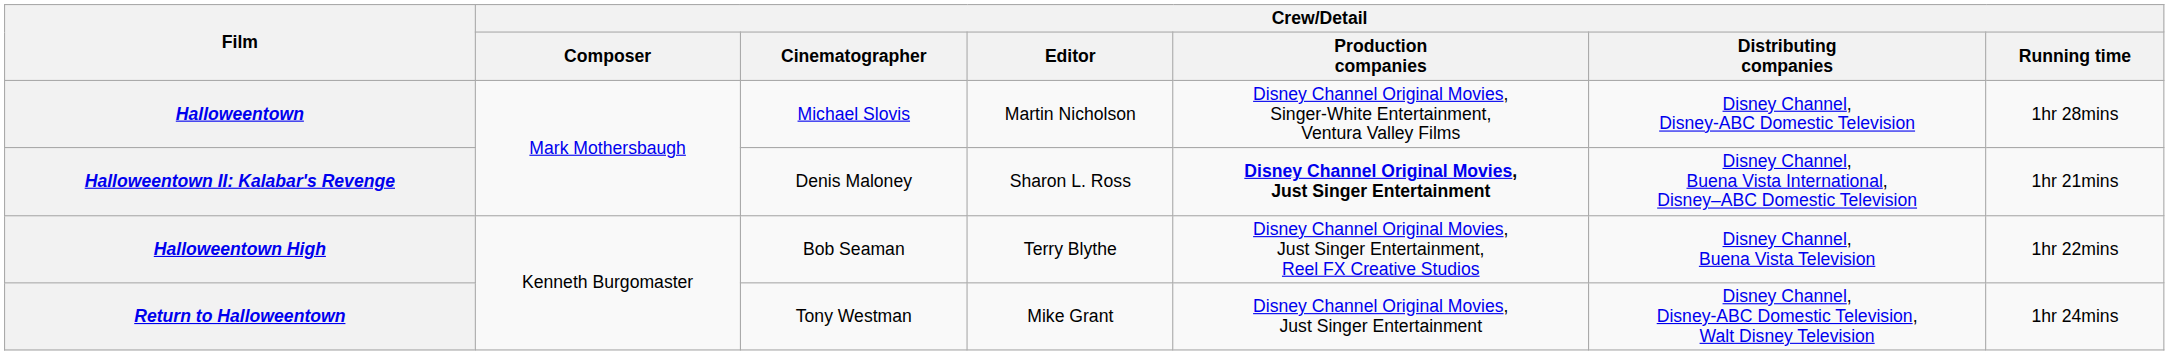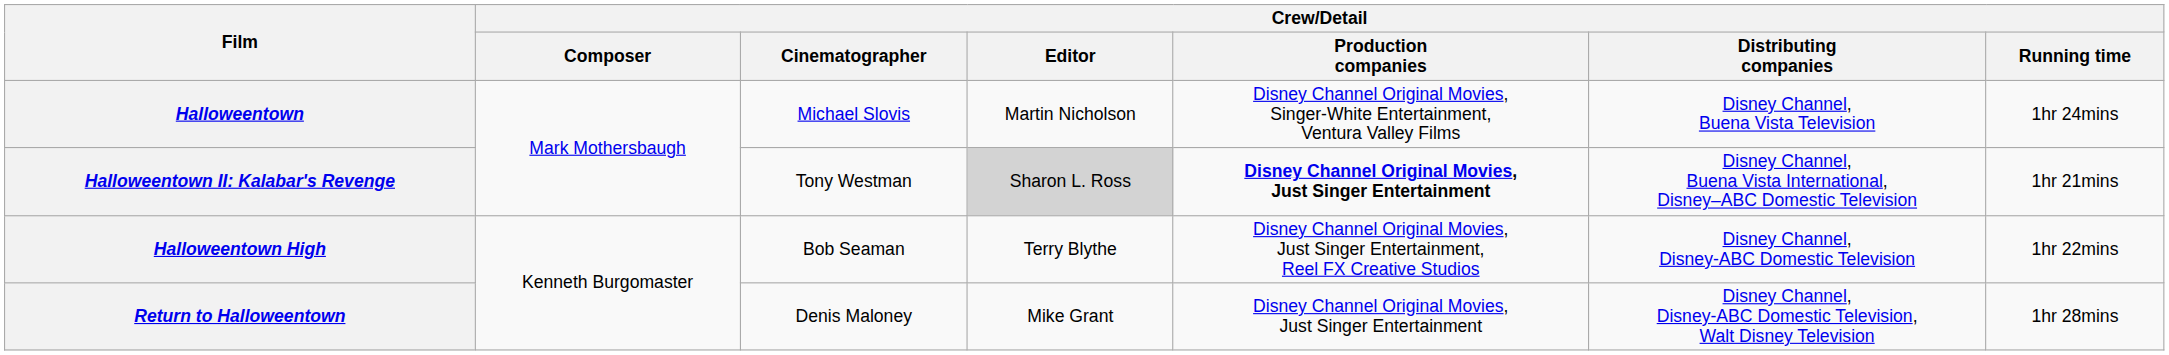(1787, 113) Disney Channel, Disney-ABC Domestic Television -> (1787, 113) Disney Channel, Buena Vista Television
(2075, 113) 1hr 28mins -> (2075, 113) 1hr 24mins
(854, 181) Denis Maloney -> (854, 181) Tony Westman
(1070, 181) no background -> (1070, 181) lightgrey background
(1787, 248) Disney Channel, Buena Vista Television -> (1787, 248) Disney Channel, Disney-ABC Domestic Television
(854, 316) Tony Westman -> (854, 316) Denis Maloney
(2075, 316) 1hr 24mins -> (2075, 316) 1hr 28mins
